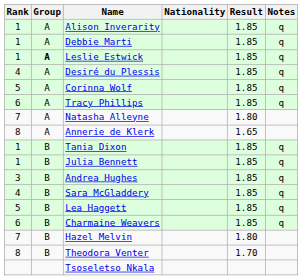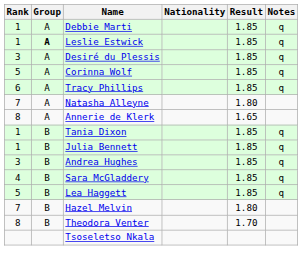- row: (113, 27)
(18, 72) 4 -> (18, 57) 3
- row: (113, 222)
